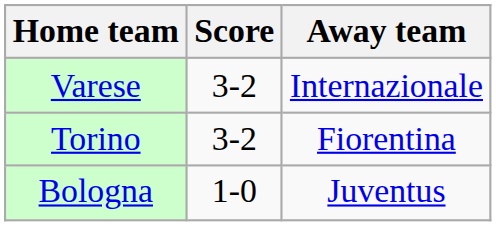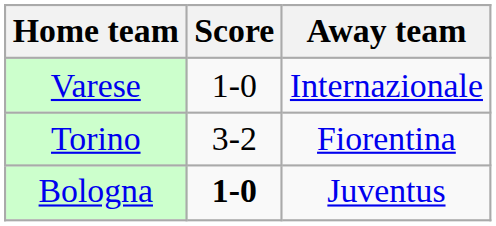(234, 84) 3-2 -> (234, 84) 1-0
(234, 191) normal -> (234, 191) bold
